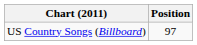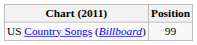(171, 31) 97 -> (171, 31) 99
